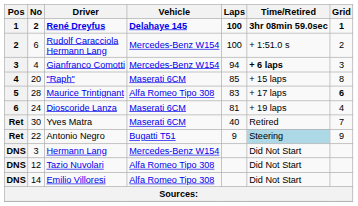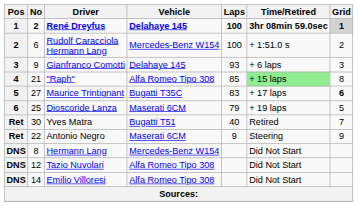(341, 25) no background -> (341, 25) lightgrey background
(36, 64) 4 -> (36, 64) 9
(174, 64) Mercedes-Benz W154 -> (157, 64) Delahaye 145
(234, 64) 94 -> (234, 64) 93
(266, 64) bold -> (265, 64) normal
(36, 79) 20 -> (36, 79) 21
(158, 79) Maserati 6CM -> (172, 79) Alfa Romeo Tipo 308
(268, 79) no background -> (268, 79) lightgreen background
(36, 93) 28 -> (36, 93) 27
(172, 93) Alfa Romeo Tipo 308 -> (156, 93) Bugatti T35C
(36, 107) 24 -> (36, 107) 25
(234, 107) 81 -> (234, 107) 79
(341, 107) 4 -> (341, 107) 5
(158, 122) Maserati 6CM -> (152, 122) Bugatti T51
(152, 136) Bugatti T51 -> (158, 136) Maserati 6CM
(266, 136) lightblue background -> (266, 136) no background
(36, 150) 3 -> (36, 150) 8
